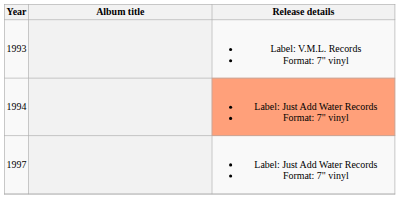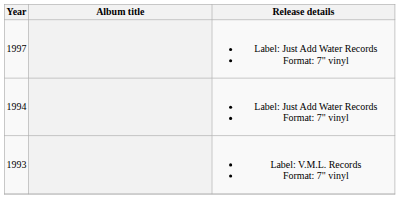rows swapped: (17, 49) <-> (17, 164)
(303, 112) lightsalmon background -> (303, 112) no background
